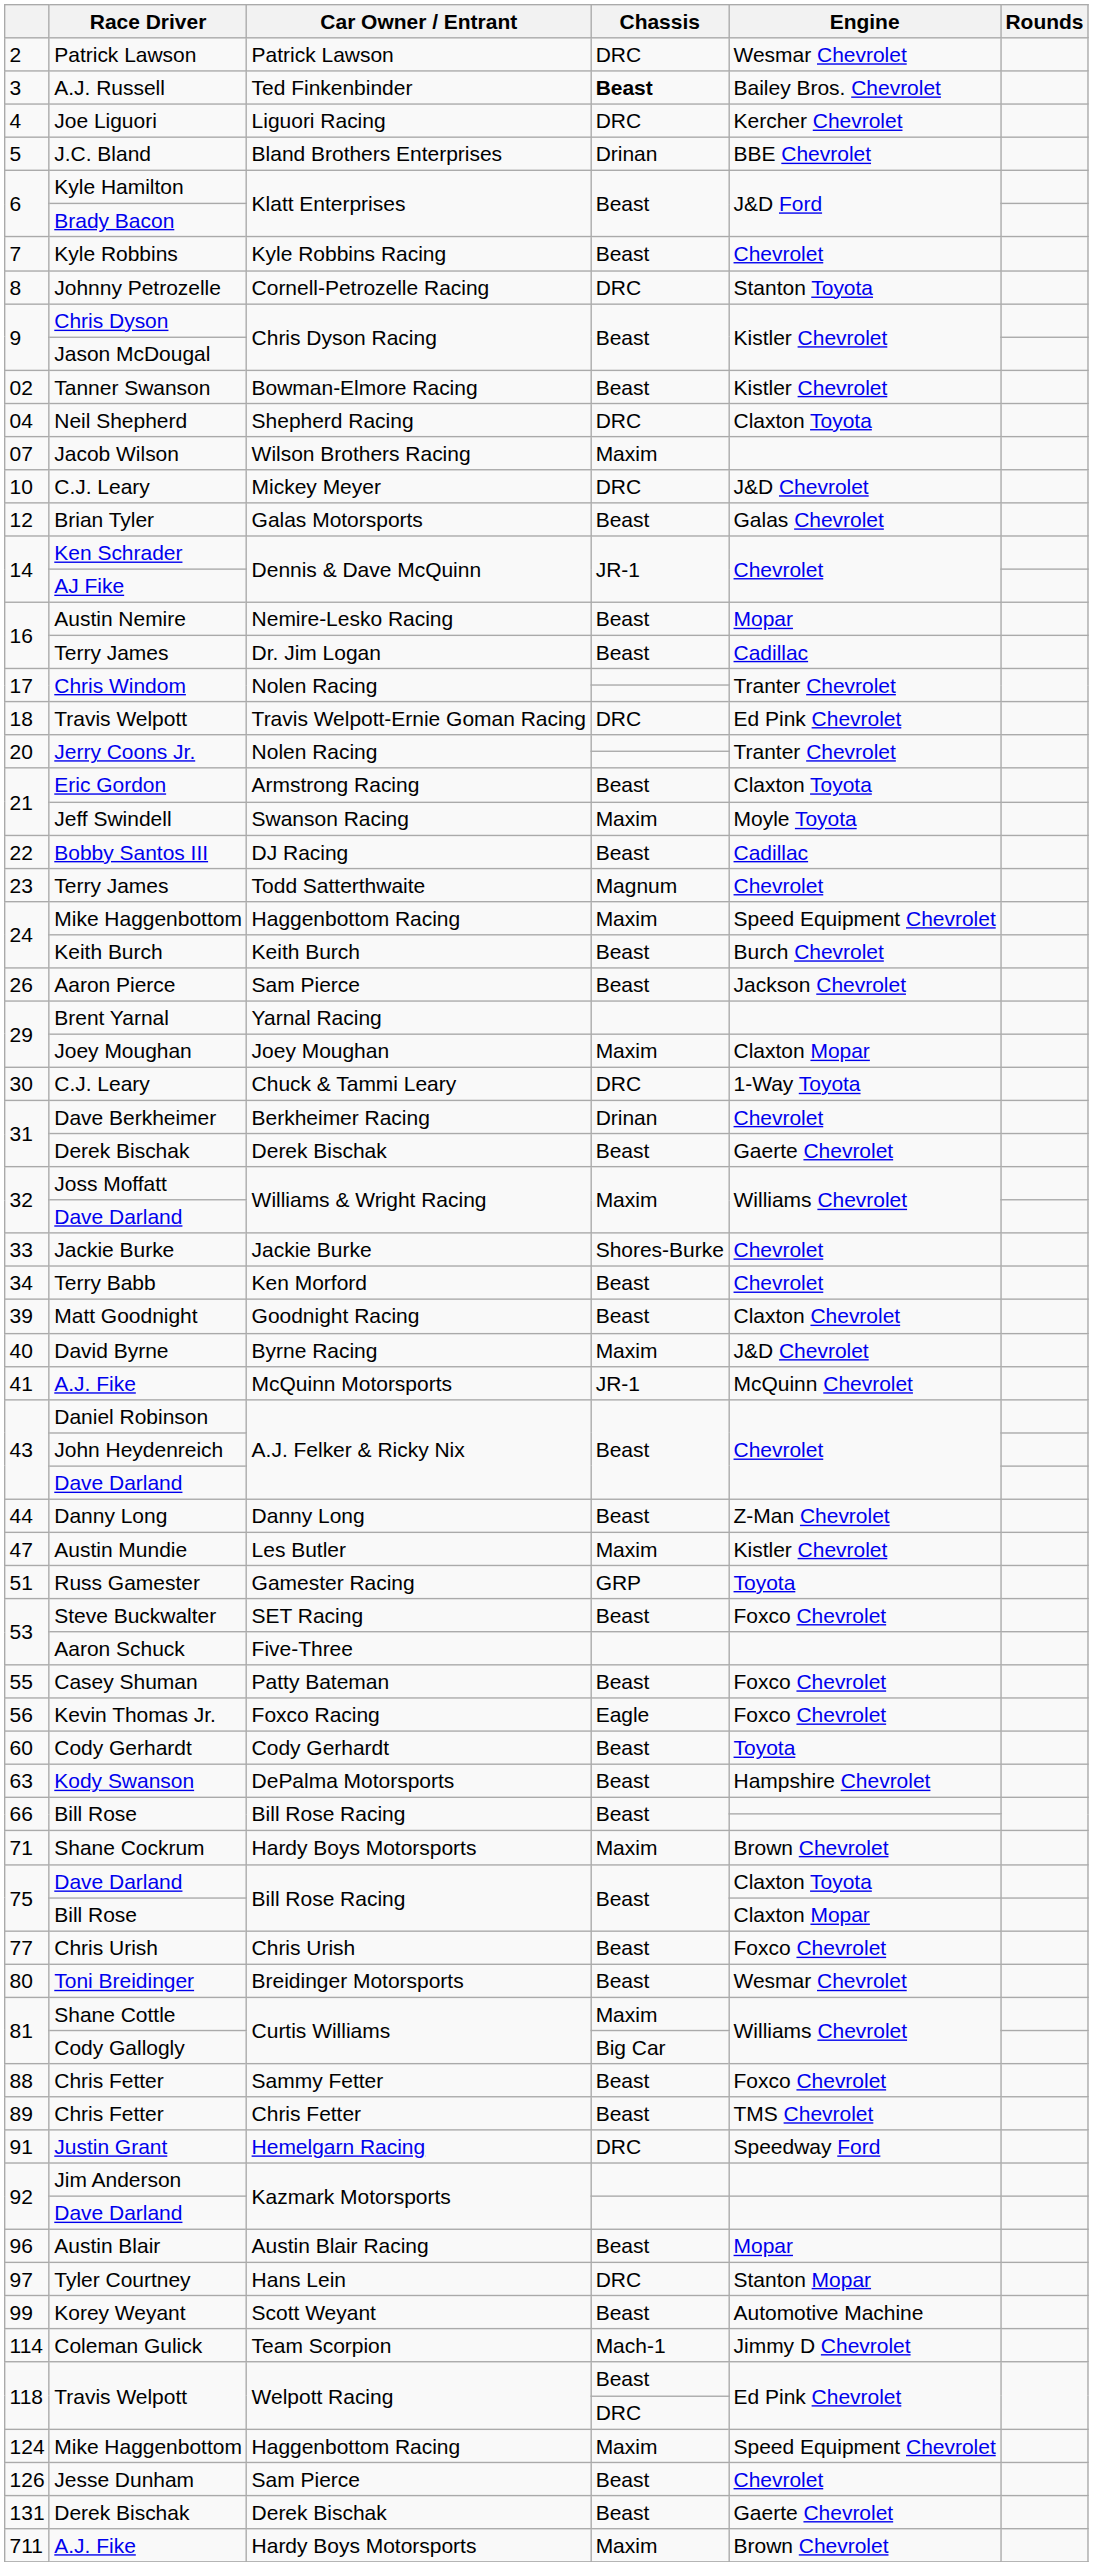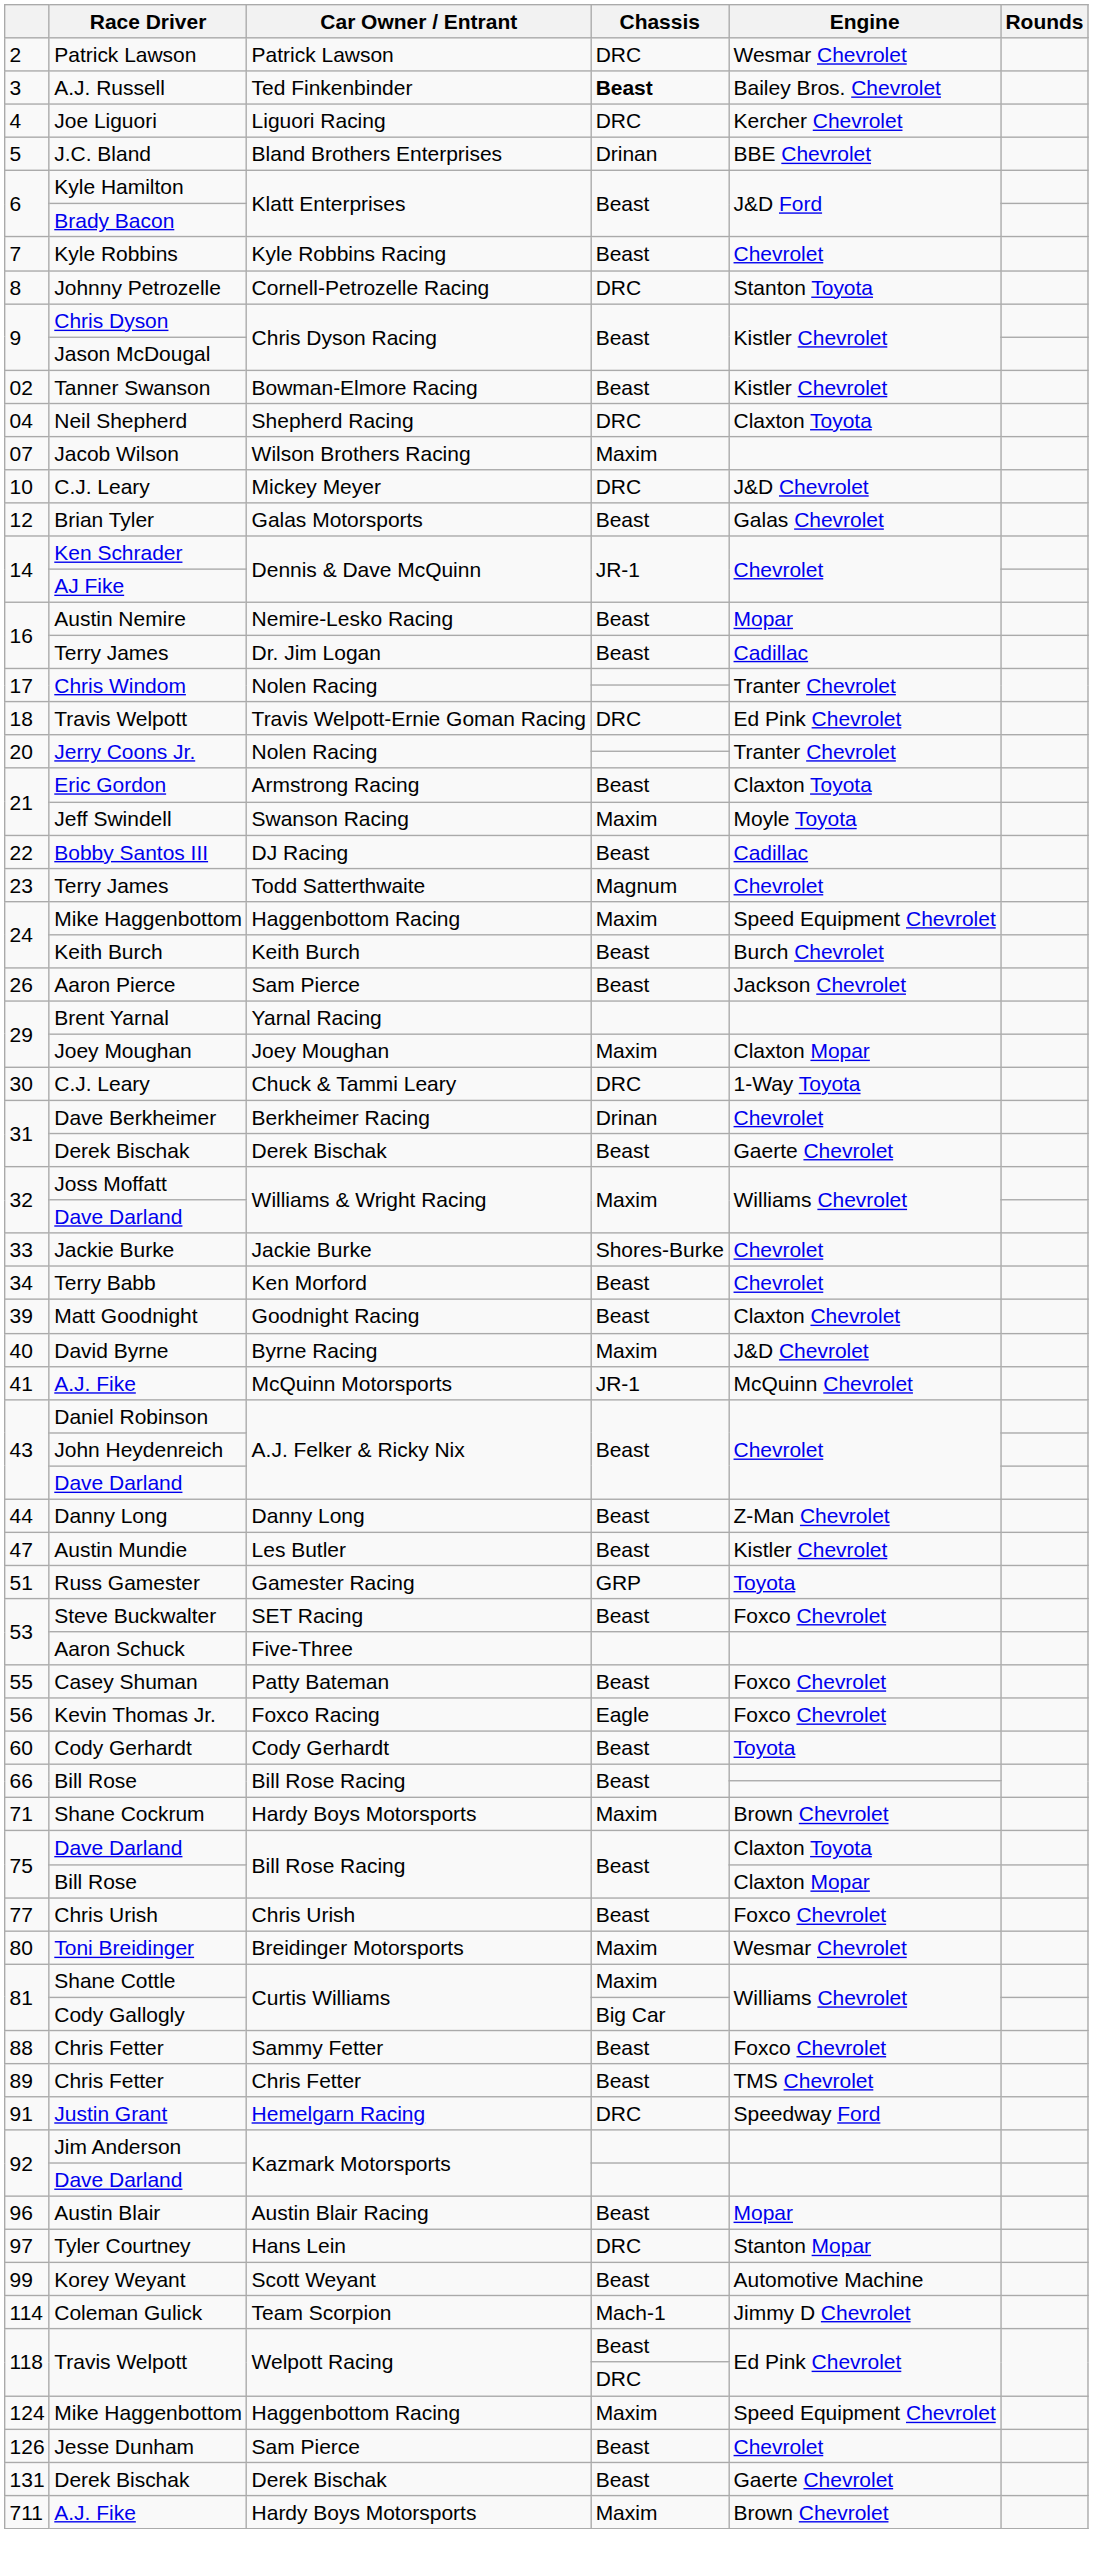(627, 1549) Maxim -> (622, 1549) Beast
- row: (21, 1781)
(622, 1981) Beast -> (627, 1947) Maxim
